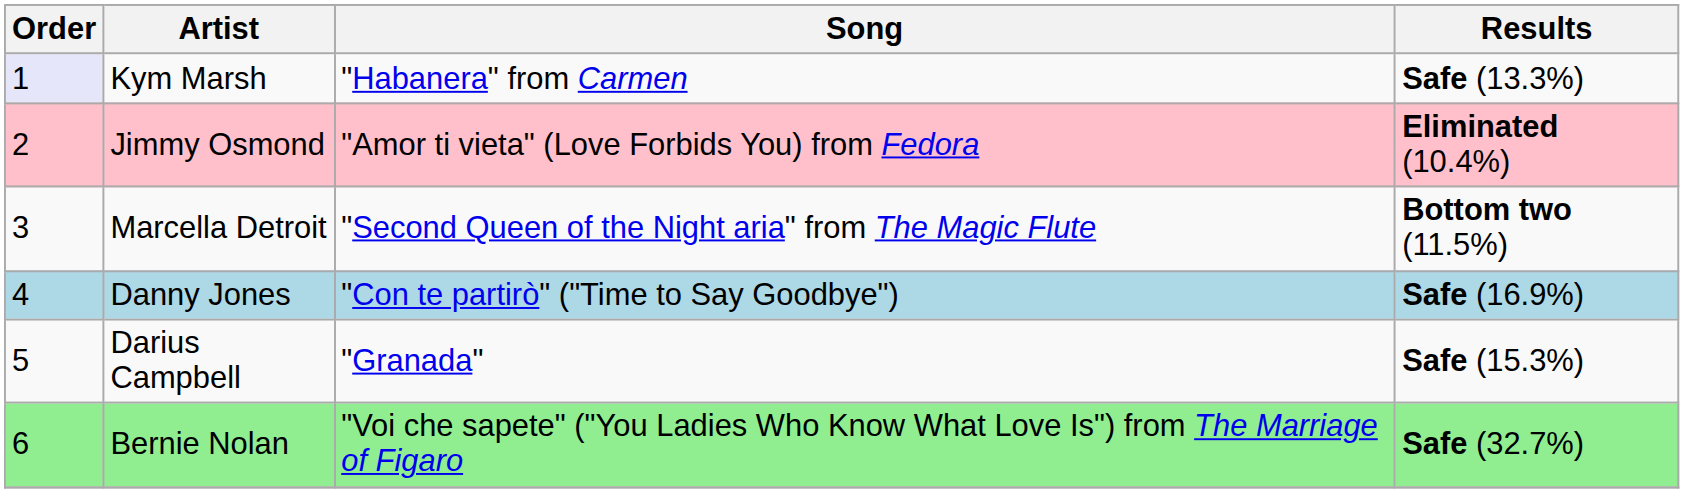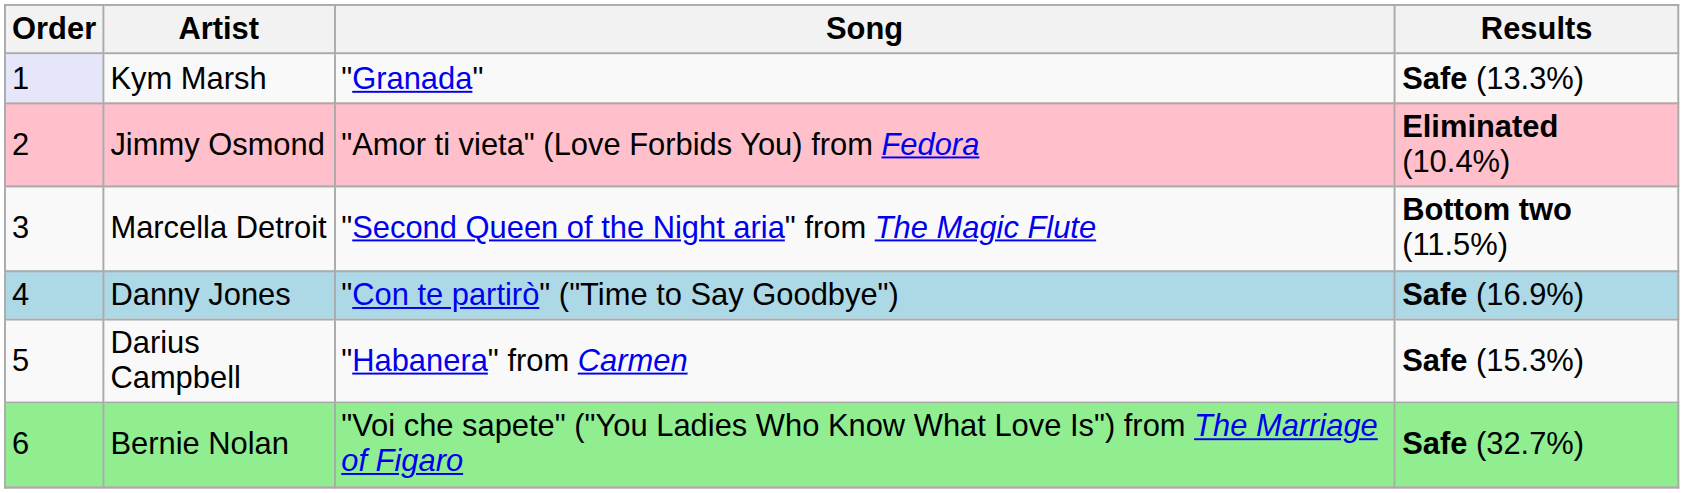(514, 77) "Habanera" from Carmen -> (412, 77) "Granada"
(412, 360) "Granada" -> (514, 360) "Habanera" from Carmen
